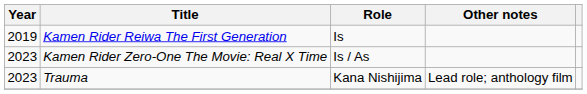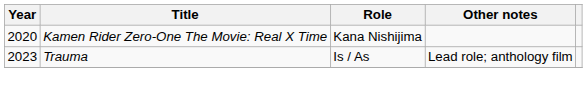- row: (165, 36)
(22, 57) 2023 -> (22, 36) 2020
(351, 57) Is / As -> (378, 36) Kana Nishijima
(378, 78) Kana Nishijima -> (351, 57) Is / As
